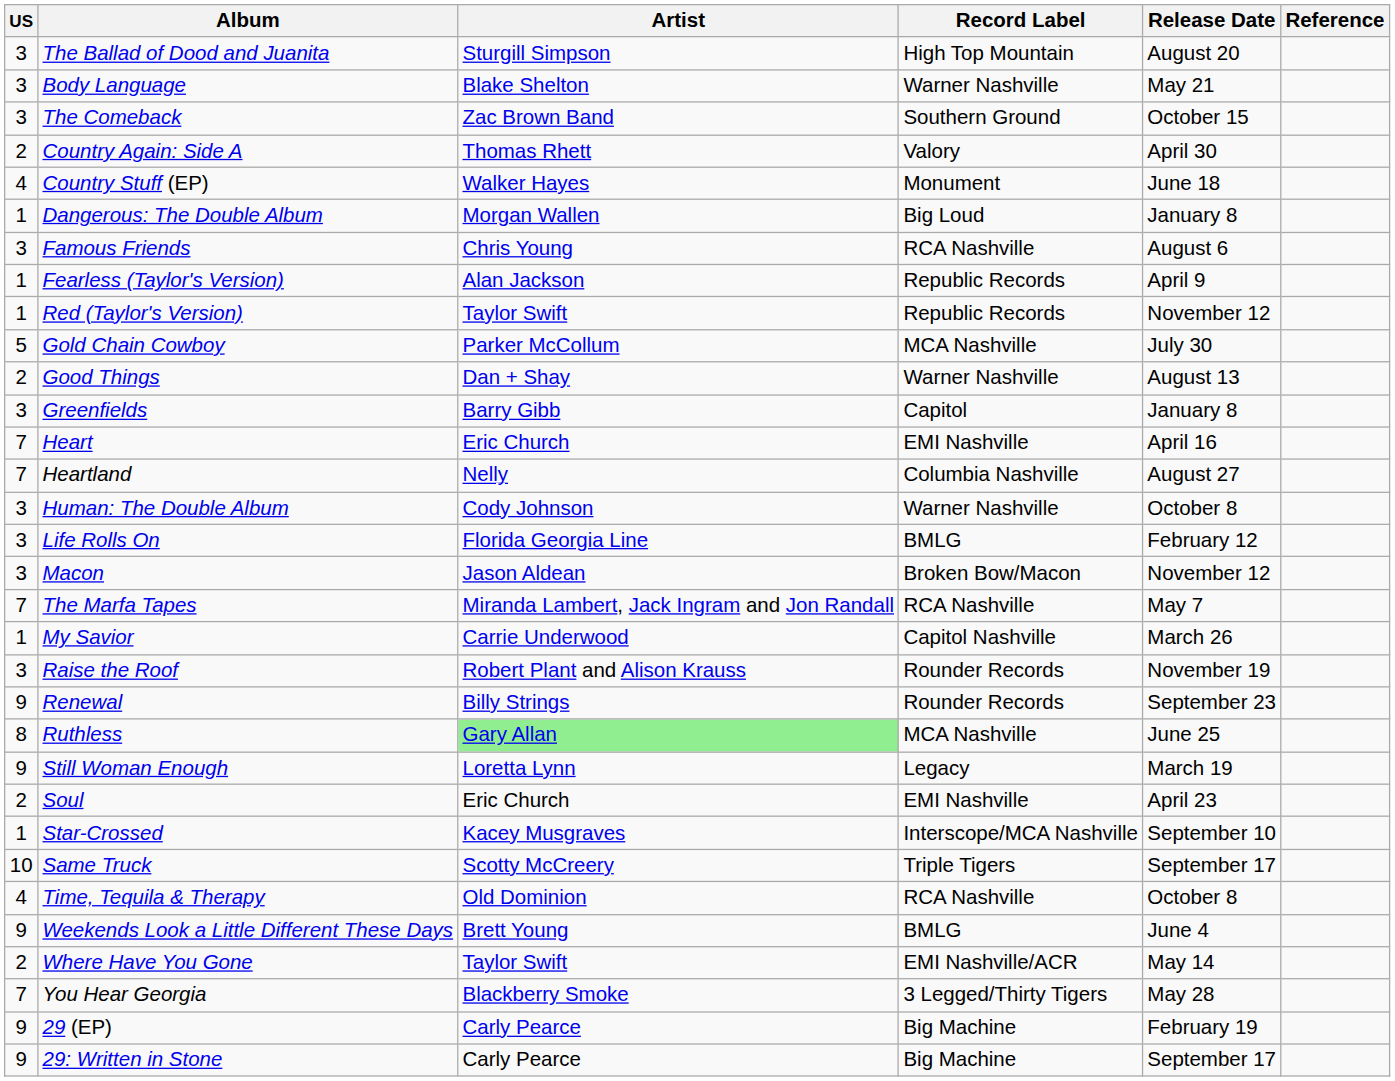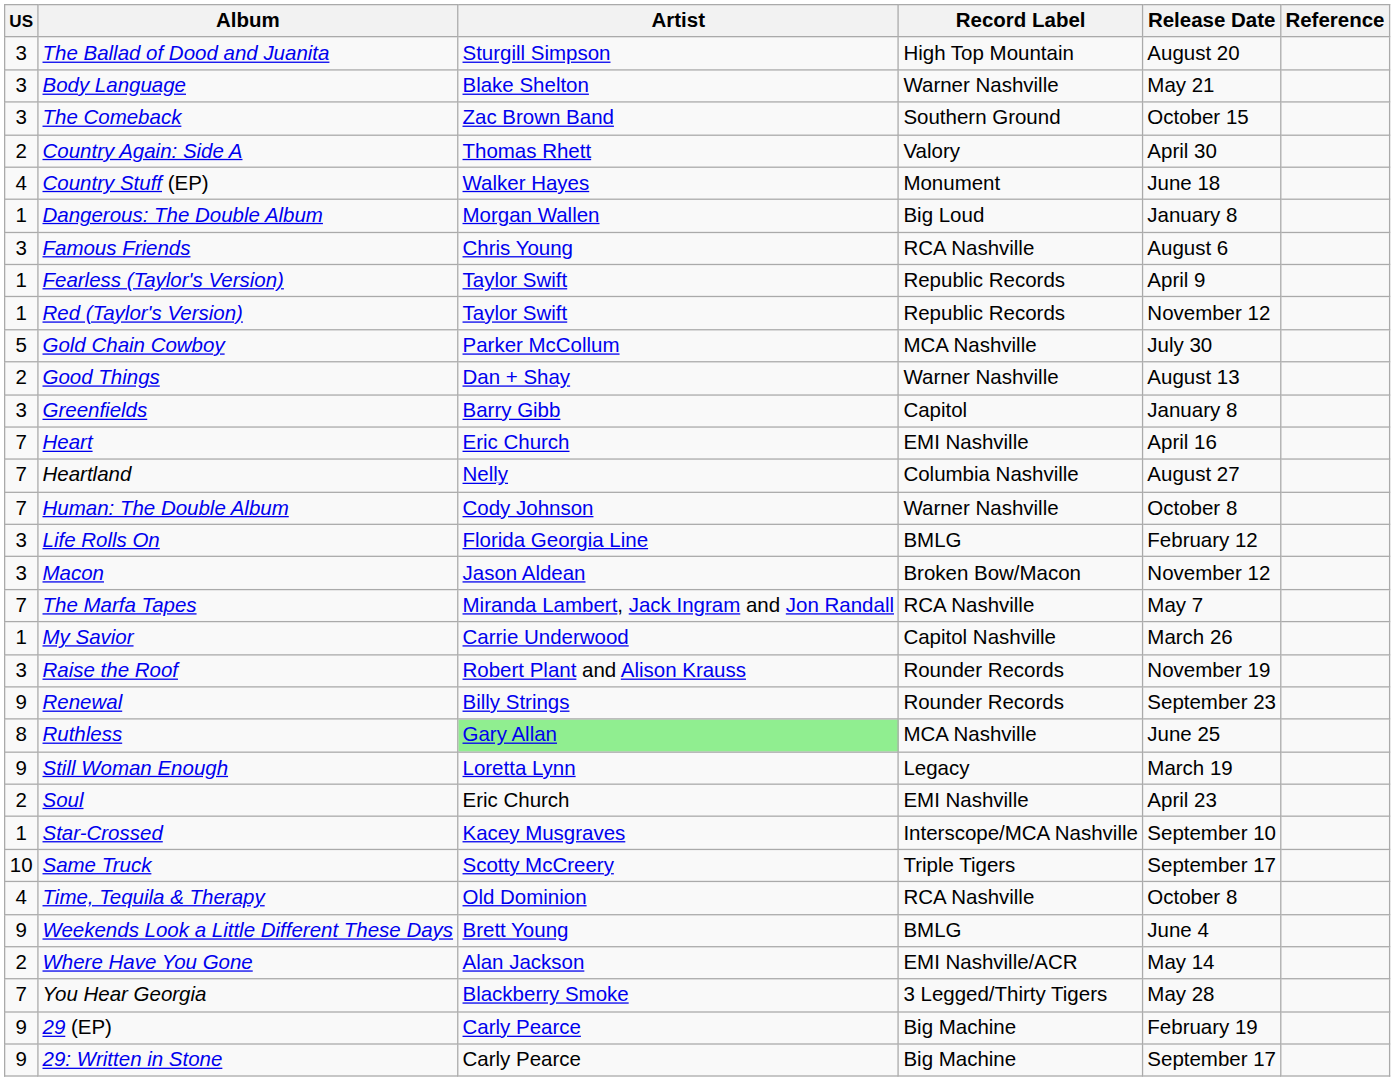(523, 280) Alan Jackson -> (515, 280) Taylor Swift
(21, 507) 3 -> (21, 507) 7
(515, 962) Taylor Swift -> (523, 962) Alan Jackson
